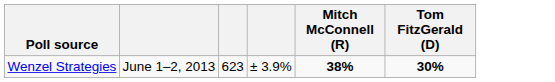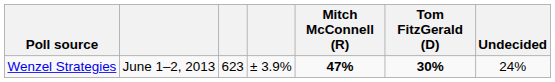+ column: (513, 45)
(340, 66) 38% -> (340, 66) 47%
